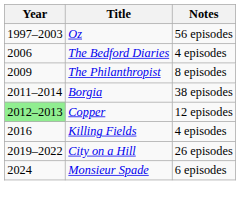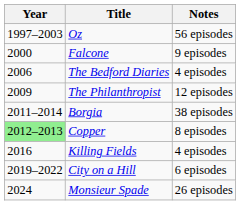+ row: (89, 53)
(201, 72) 8 episodes -> (204, 92) 12 episodes
(204, 111) 12 episodes -> (201, 131) 8 episodes
(204, 151) 26 episodes -> (201, 170) 6 episodes
(201, 170) 6 episodes -> (204, 190) 26 episodes
